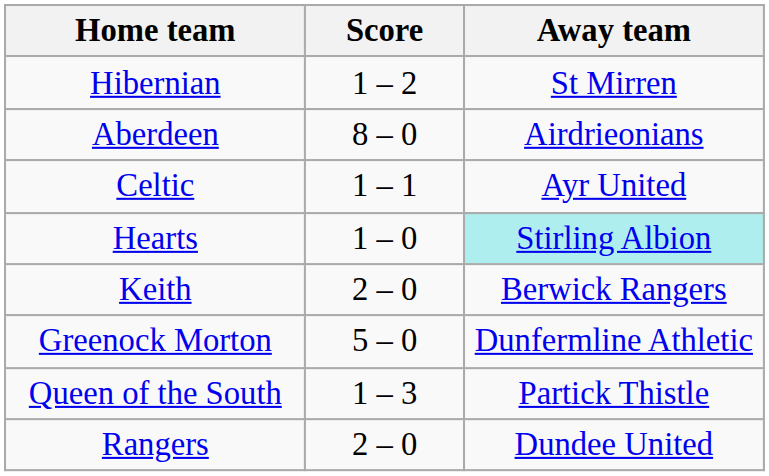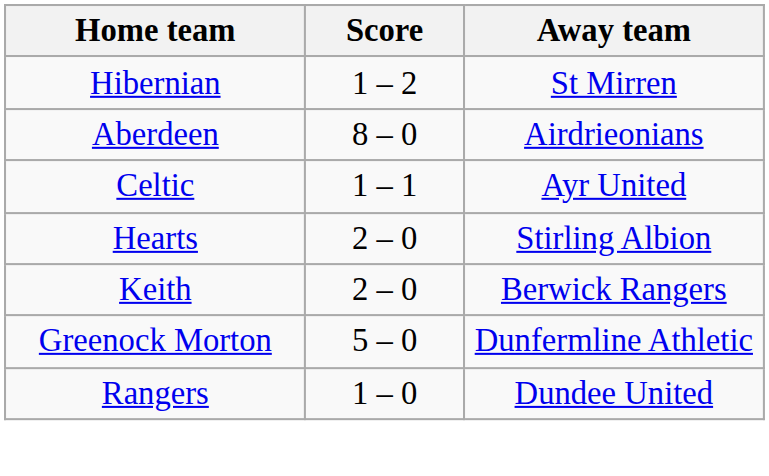(385, 237) 1 – 0 -> (385, 237) 2 – 0
(614, 237) paleturquoise background -> (614, 237) no background
- row: (155, 392)
(385, 444) 2 – 0 -> (385, 392) 1 – 0
